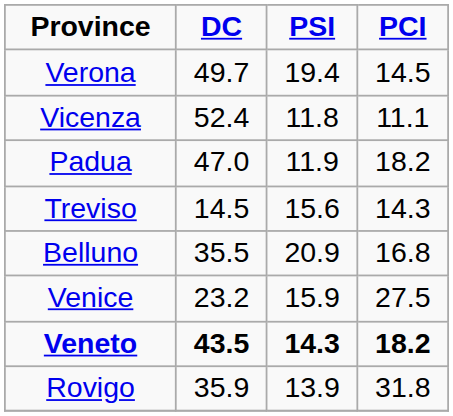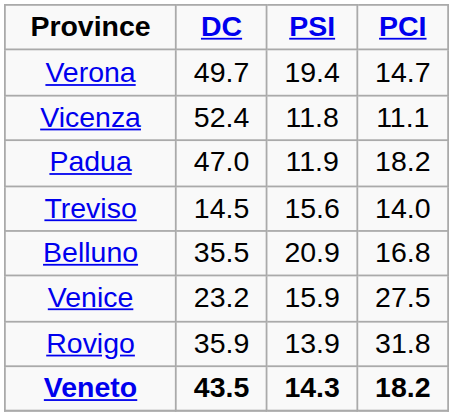(403, 72) 14.5 -> (403, 72) 14.7
(403, 207) 14.3 -> (403, 207) 14.0
rows swapped: (91, 388) <-> (91, 343)
